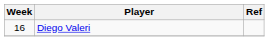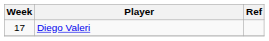(19, 28) 16 -> (19, 28) 17
